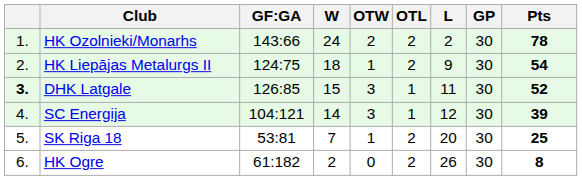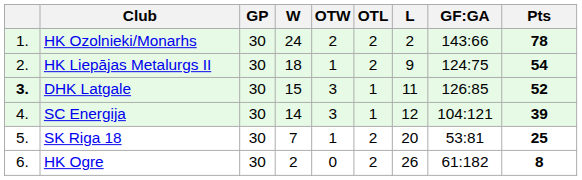columns swapped: (484, 16) <-> (277, 16)
